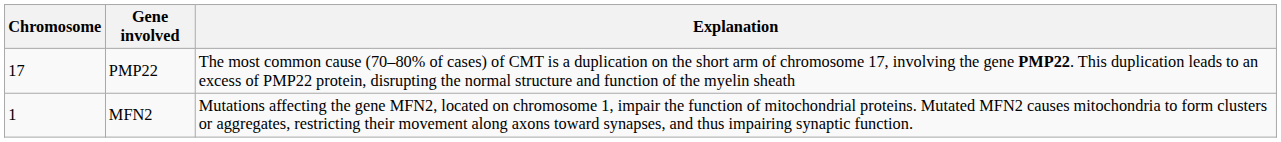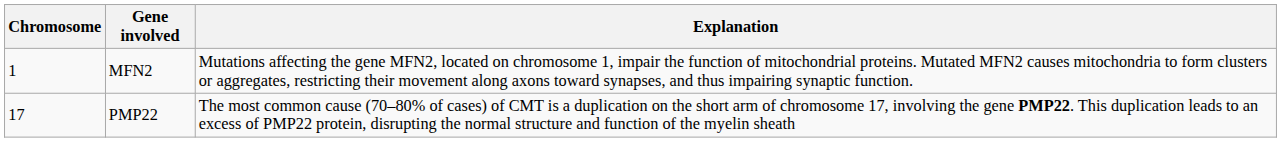rows swapped: (133, 70) <-> (131, 115)
